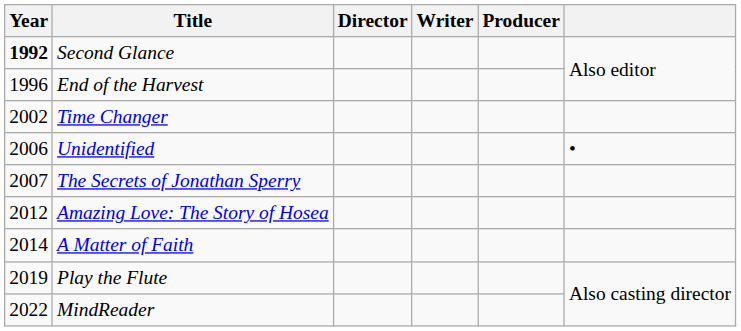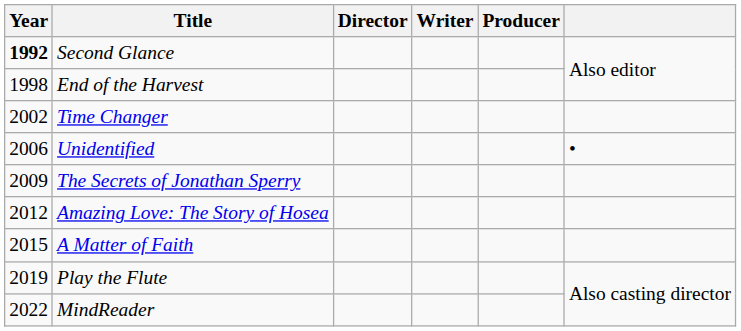(29, 84) 1996 -> (29, 84) 1998
(29, 181) 2007 -> (29, 181) 2009
(29, 245) 2014 -> (29, 245) 2015
